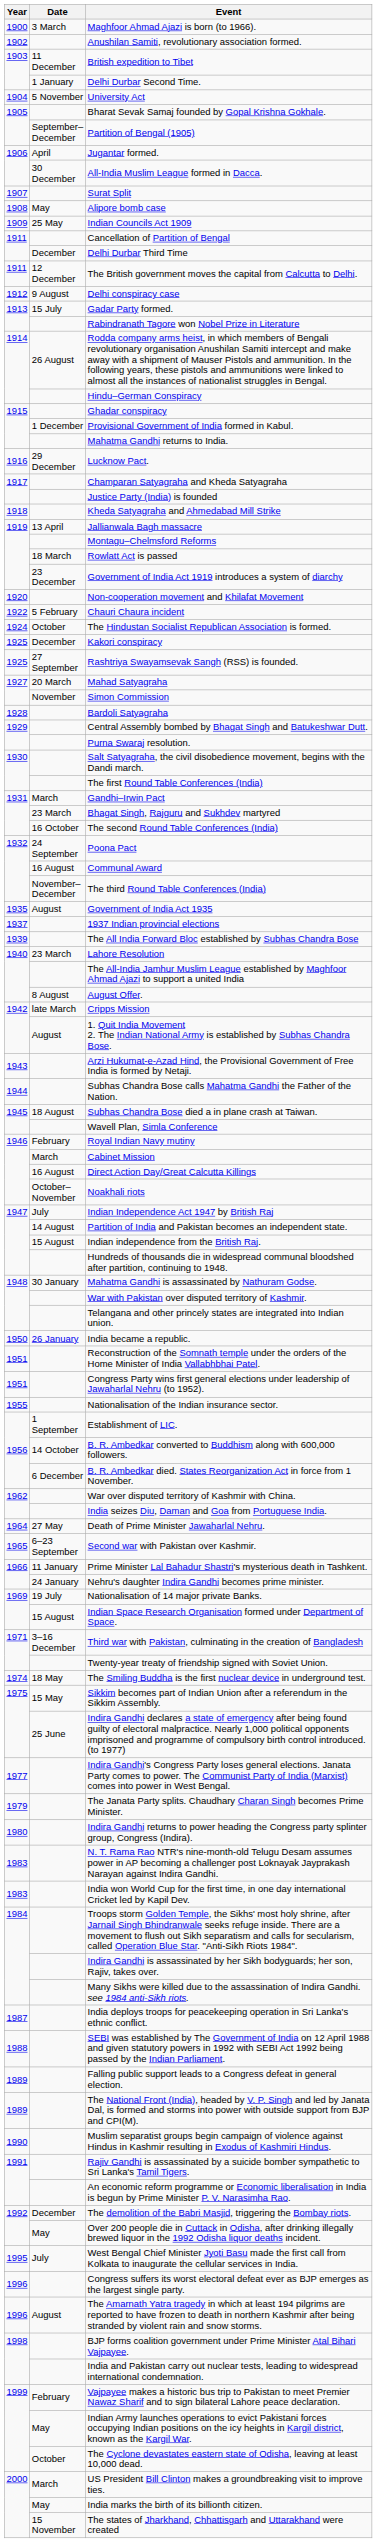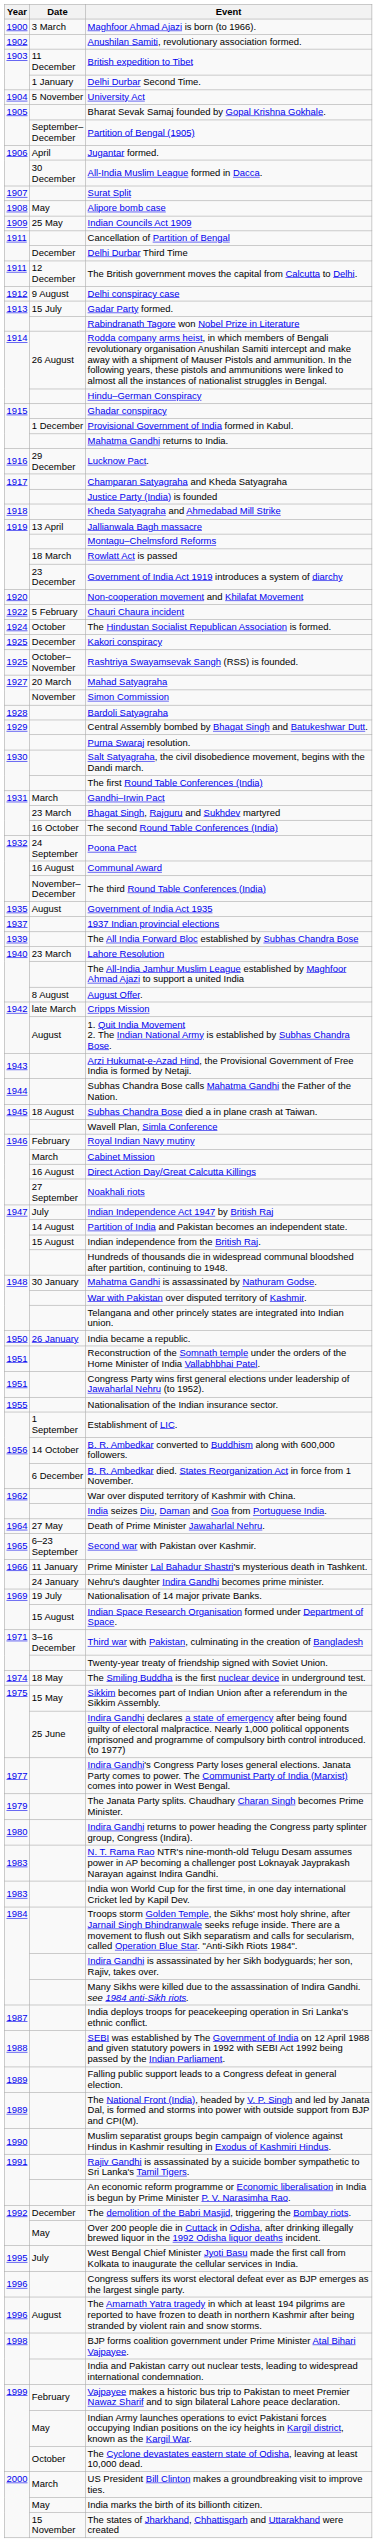(55, 662) 27 September -> (54, 662) October–November
(54, 1192) October–November -> (55, 1192) 27 September
